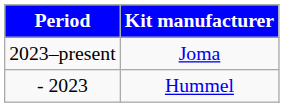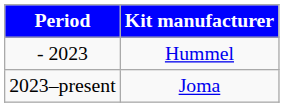rows swapped: (62, 86) <-> (62, 53)
